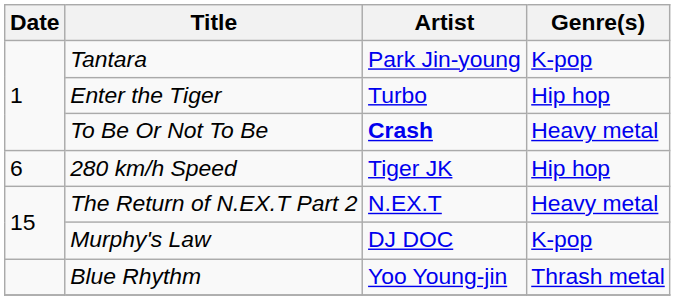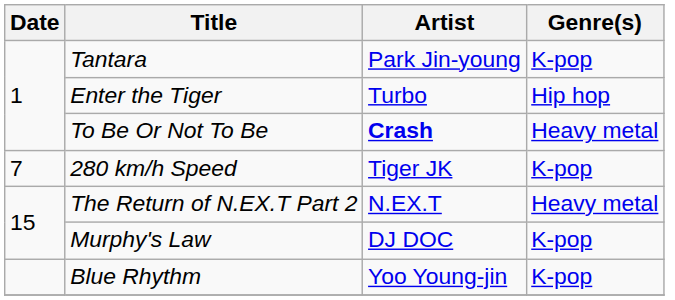(16, 167) 6 -> (16, 167) 7
(571, 167) Hip hop -> (562, 167) K-pop
(598, 276) Thrash metal -> (562, 276) K-pop
